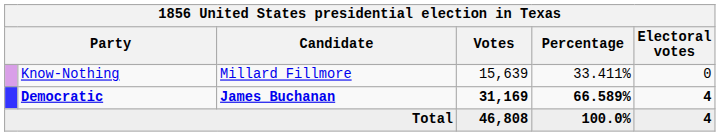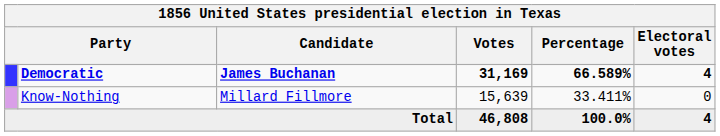rows swapped: (62, 98) <-> (70, 76)
